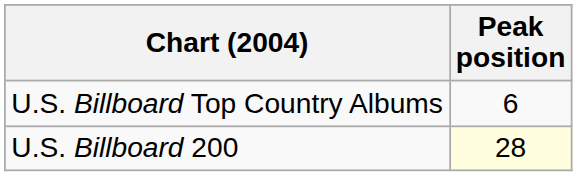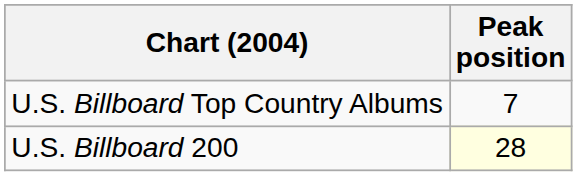(511, 103) 6 -> (511, 103) 7
